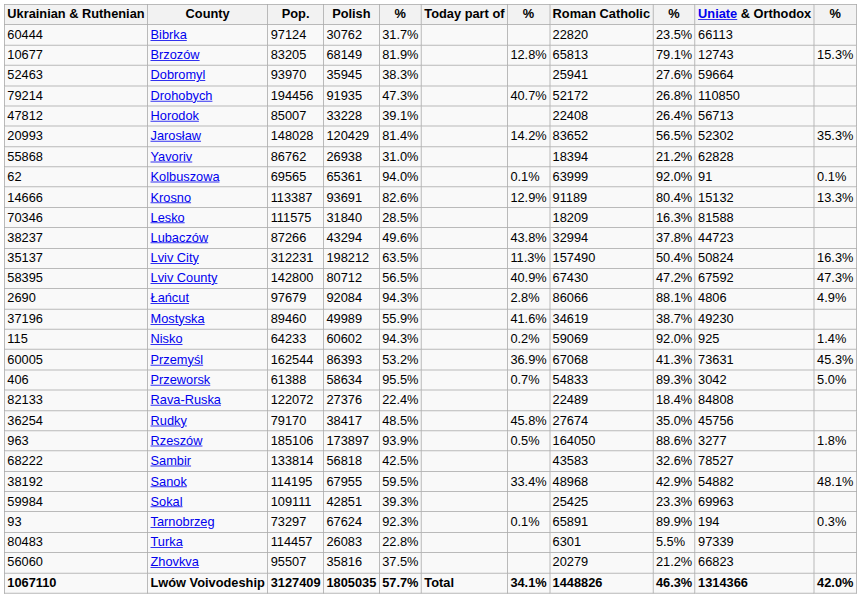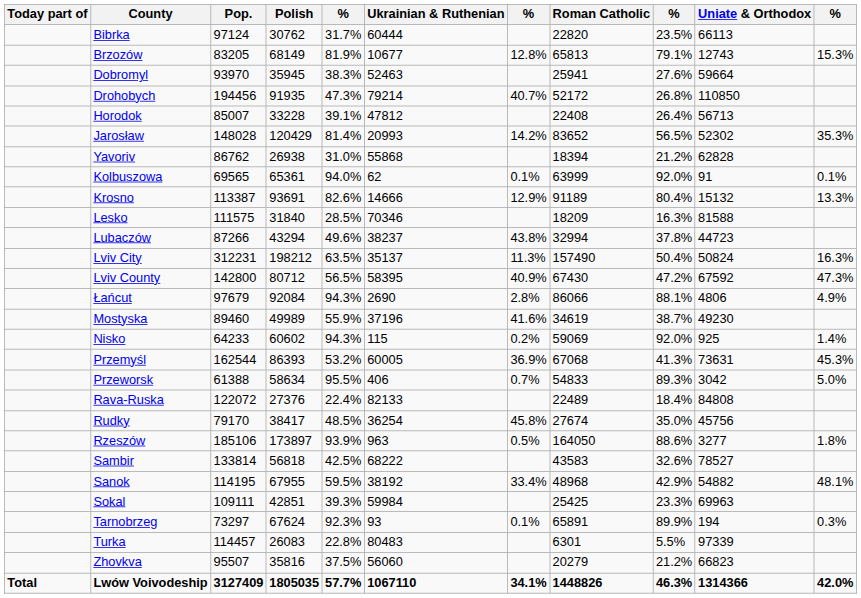columns swapped: (464, 14) <-> (76, 14)
